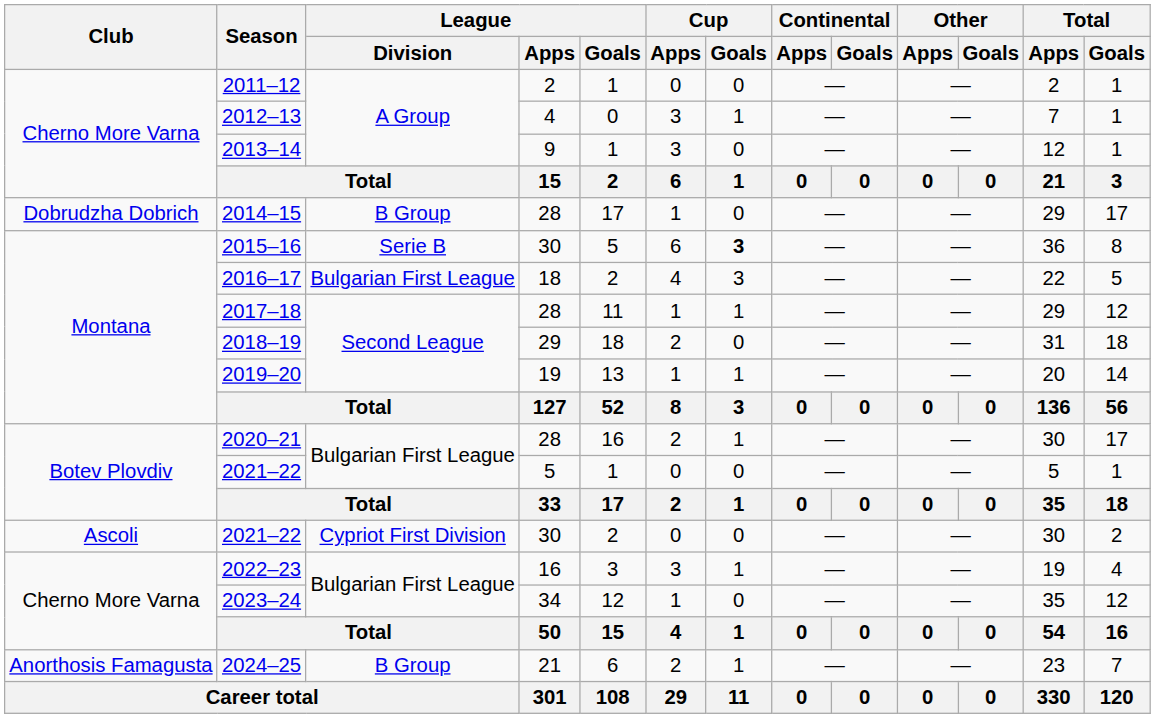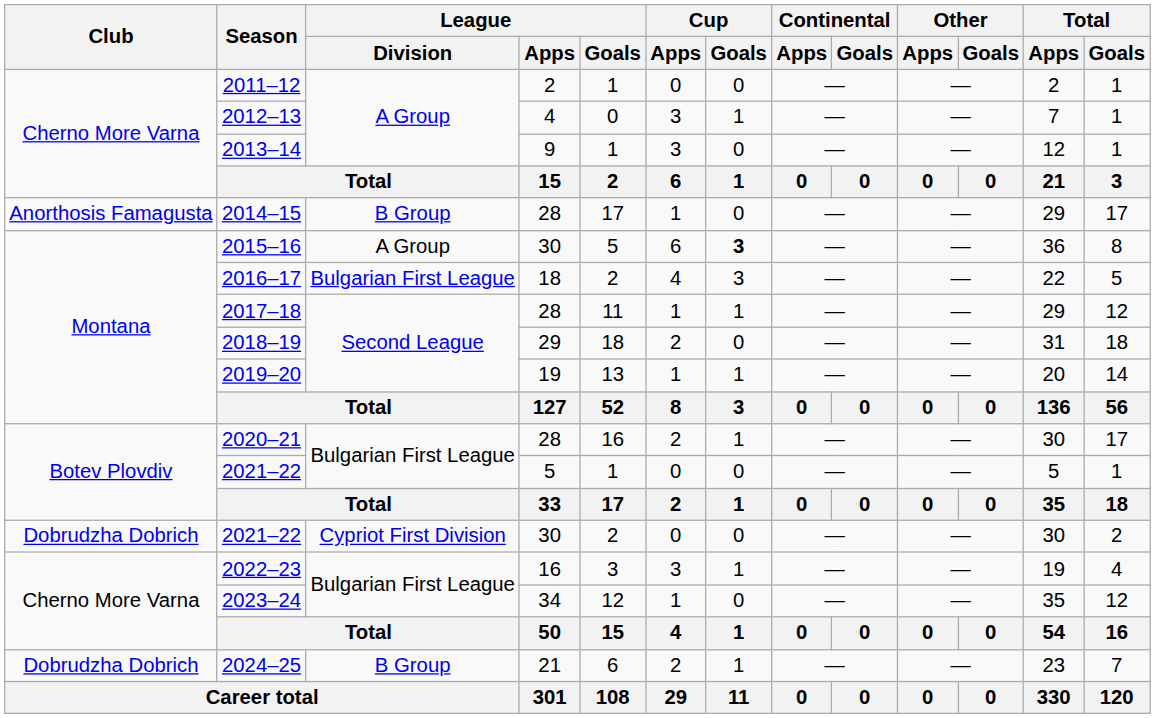(111, 213) Dobrudzha Dobrich -> (111, 213) Anorthosis Famagusta
(413, 246) Serie B -> (413, 246) A Group
(111, 536) Ascoli -> (111, 536) Dobrudzha Dobrich
(111, 665) Anorthosis Famagusta -> (111, 665) Dobrudzha Dobrich
